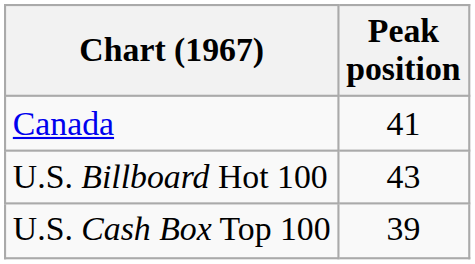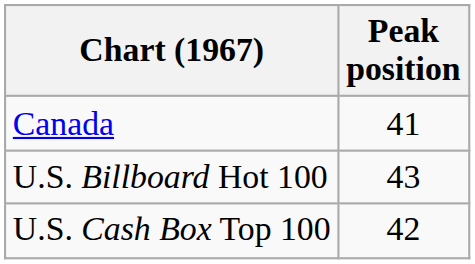(403, 229) 39 -> (403, 229) 42
